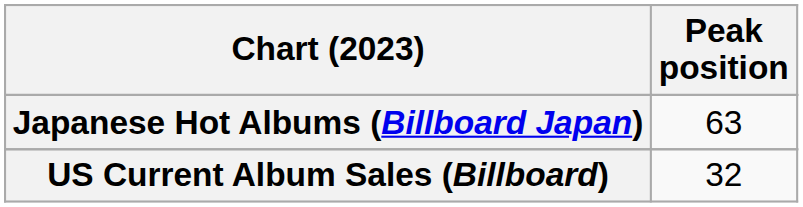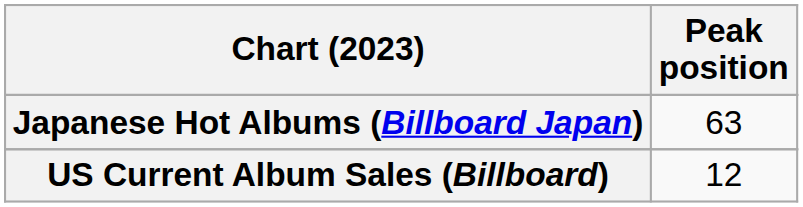(724, 174) 32 -> (724, 174) 12
